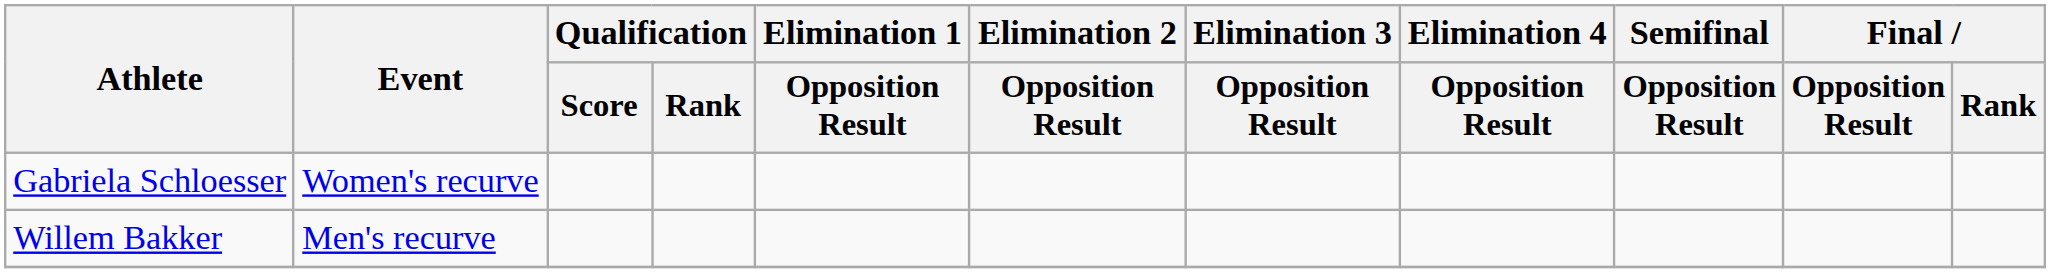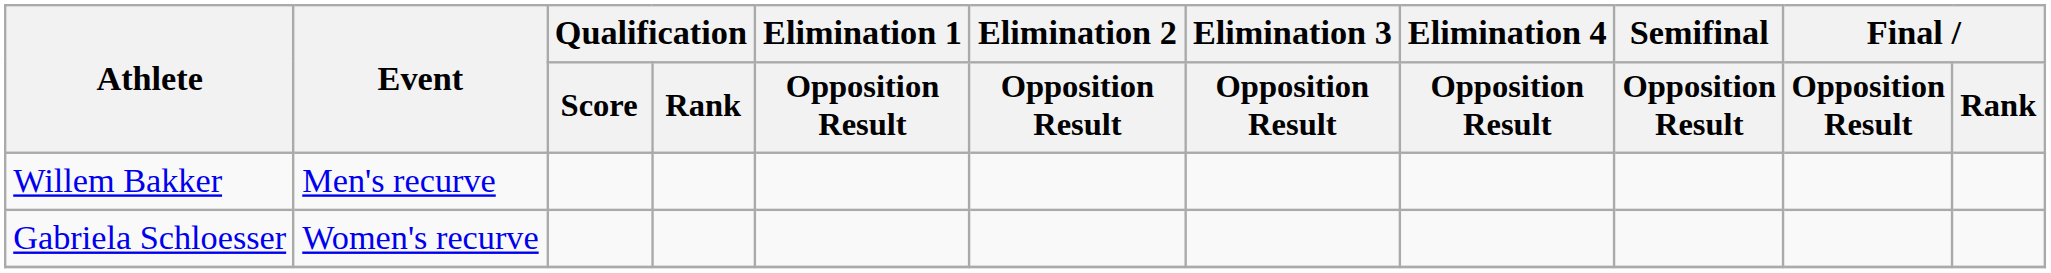rows swapped: (118, 237) <-> (150, 181)
